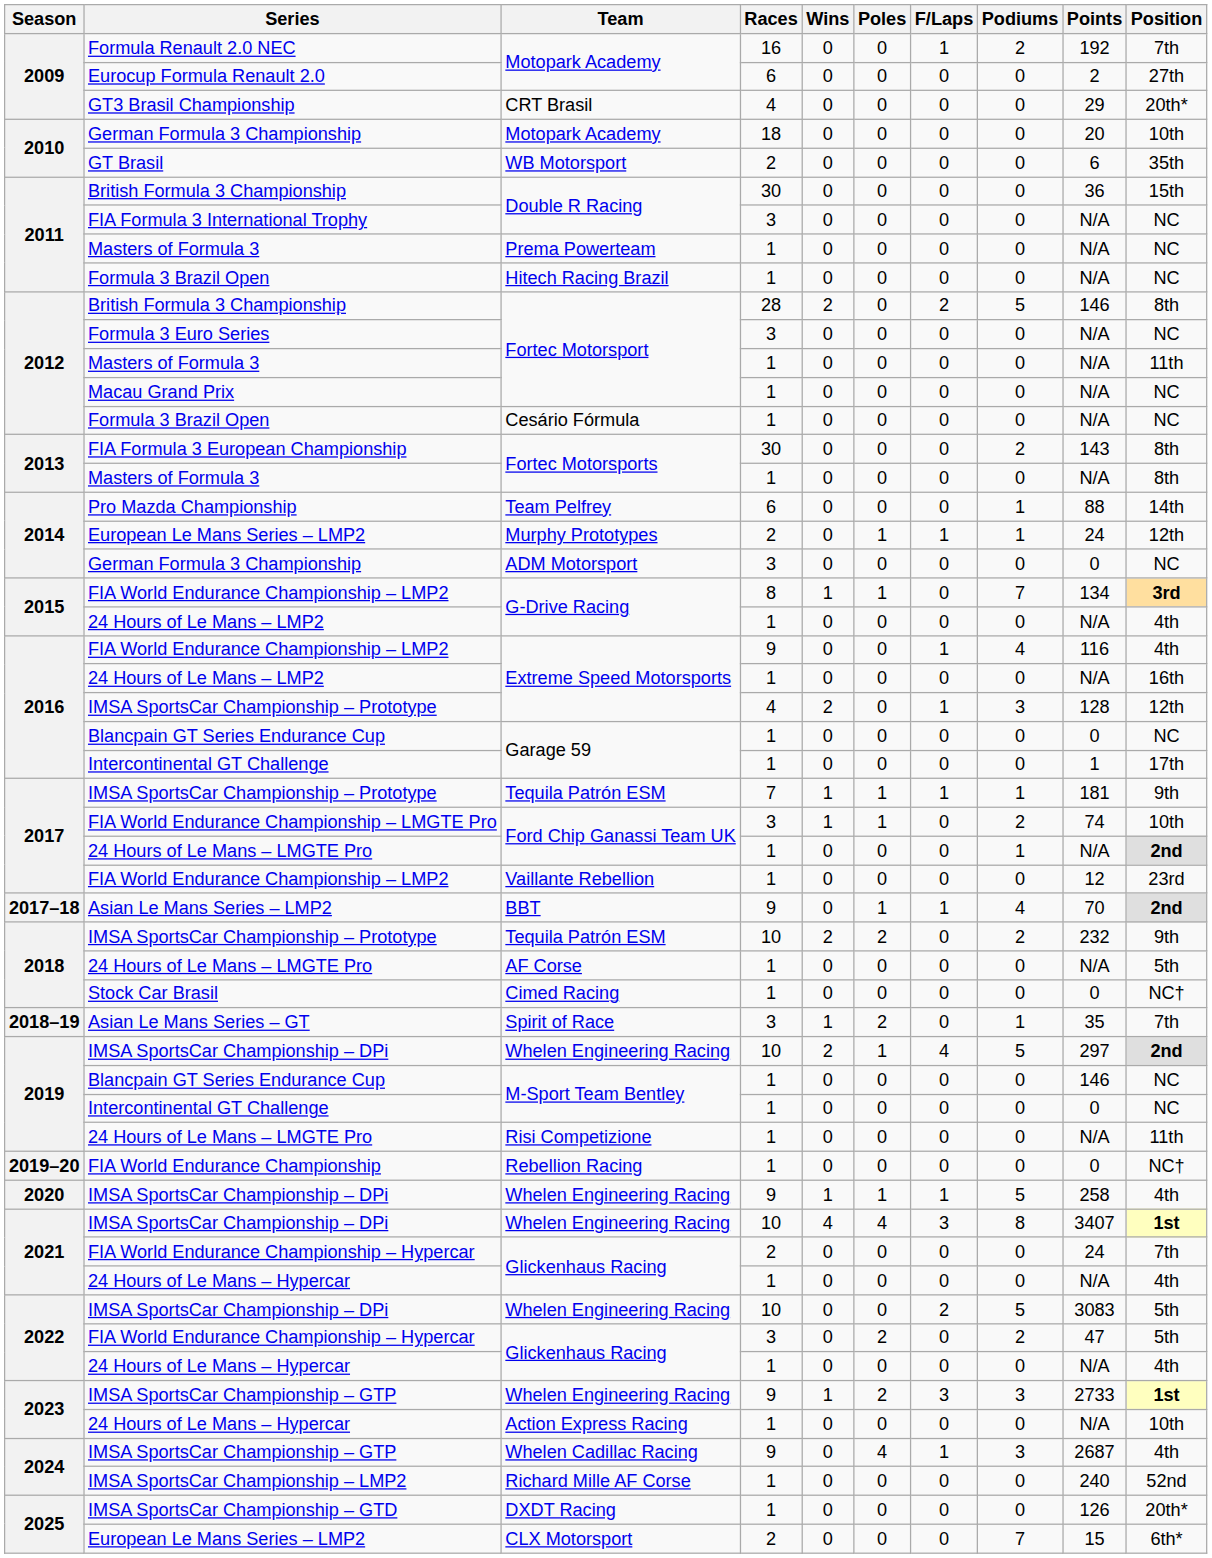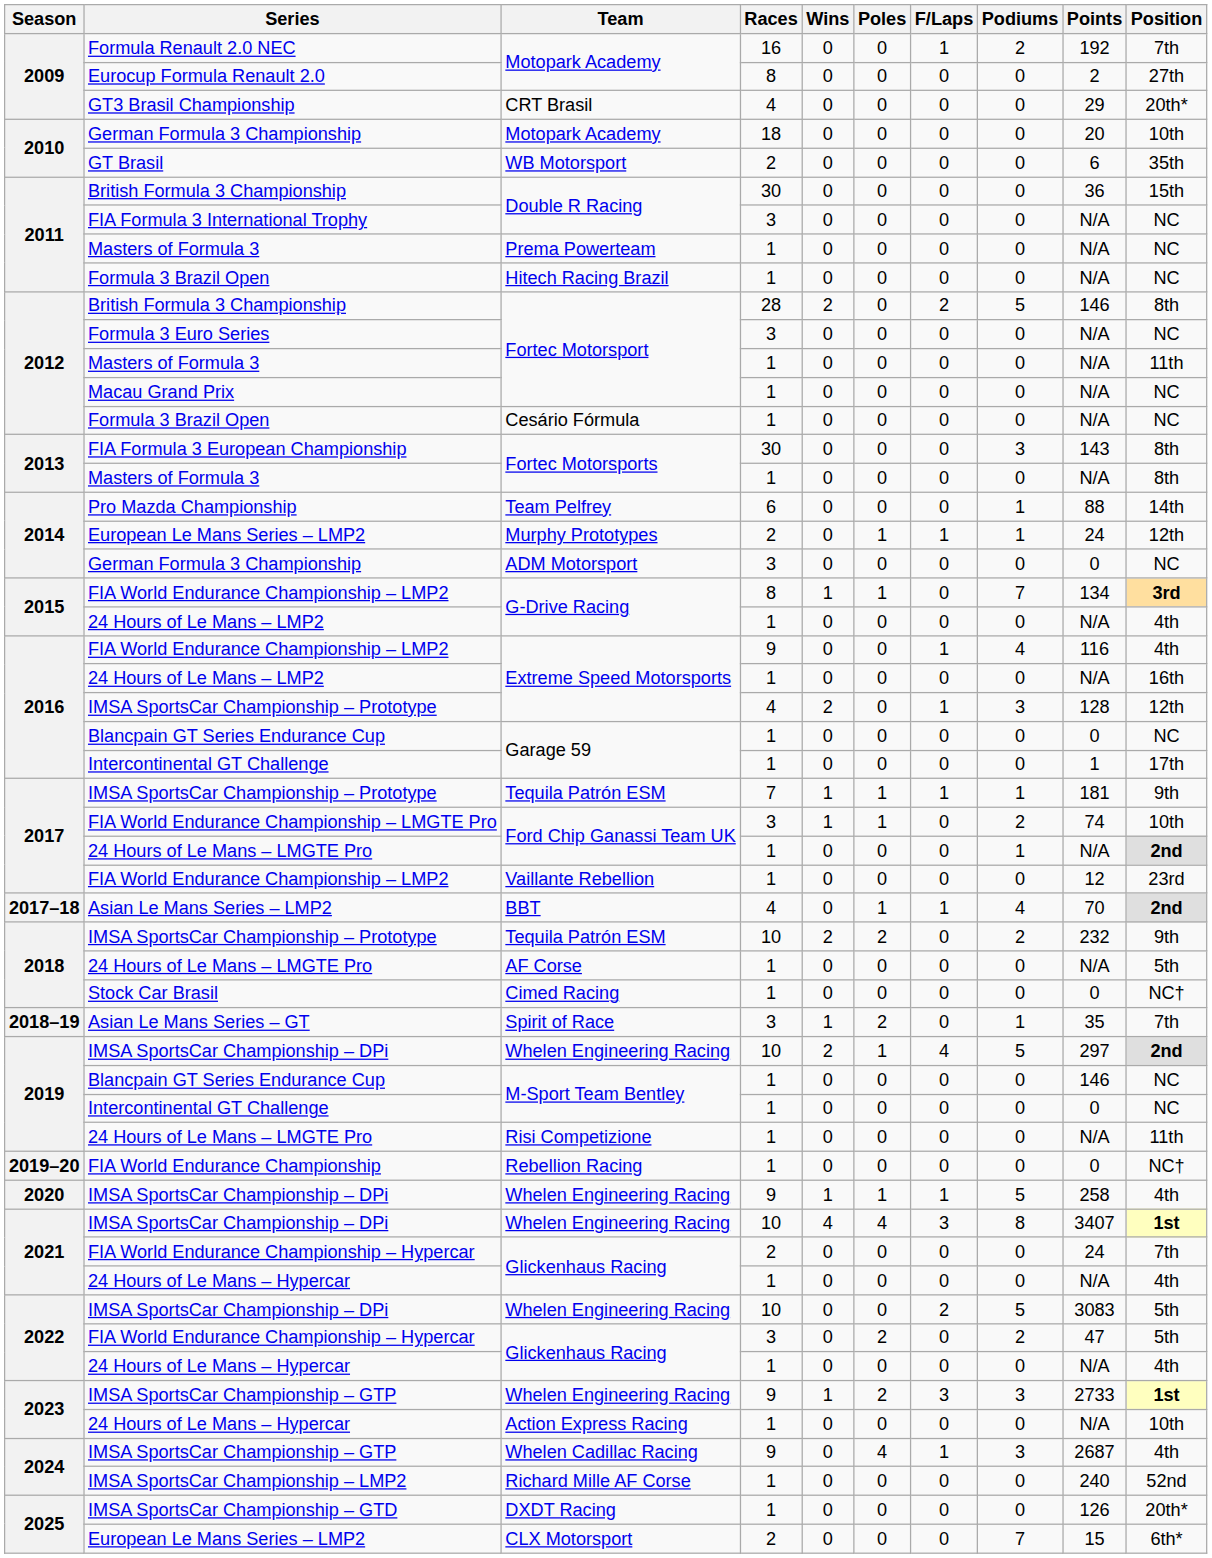(771, 77) 6 -> (771, 77) 8
(1020, 449) 2 -> (1020, 449) 3
(771, 908) 9 -> (771, 908) 4
